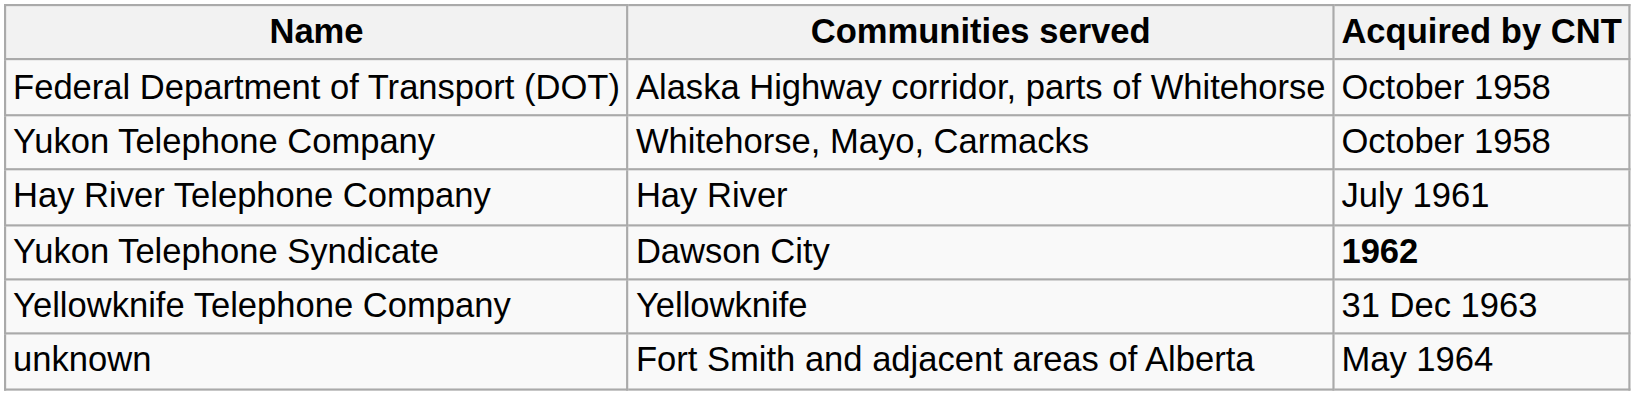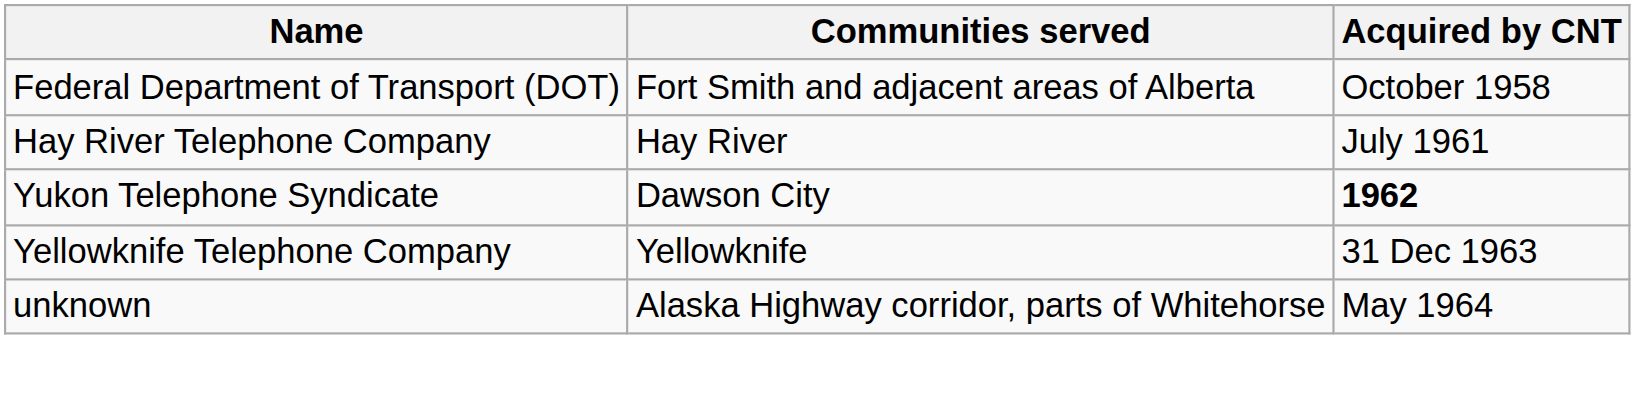(981, 86) Alaska Highway corridor, parts of Whitehorse -> (945, 86) Fort Smith and adjacent areas of Alberta
- row: (224, 141)
(945, 360) Fort Smith and adjacent areas of Alberta -> (981, 305) Alaska Highway corridor, parts of Whitehorse
